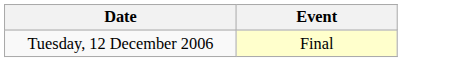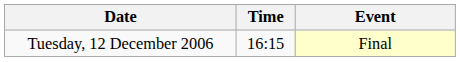+ column: (266, 17)
